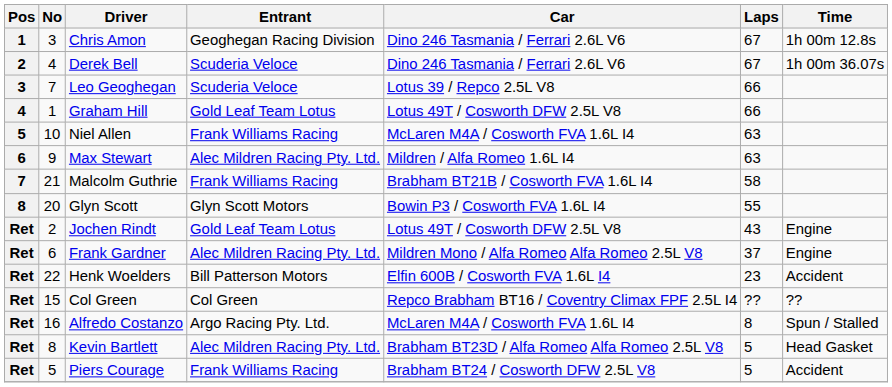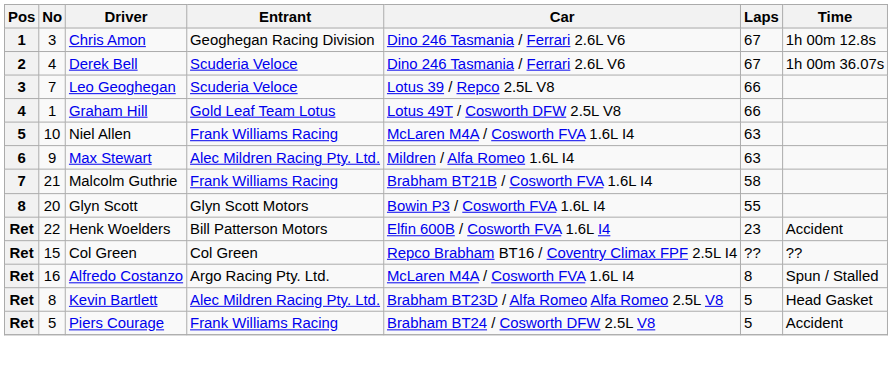- row: (112, 229)
- row: (117, 252)
